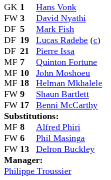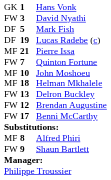(10, 51) DF -> (11, 51) MF
(11, 62) MF -> (11, 62) FW
rows swapped: (62, 94) <-> (65, 149)
+ row: (71, 105)
- row: (60, 138)
